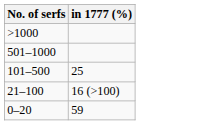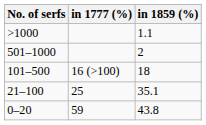+ column: (168, 14)
(77, 71) 25 -> (95, 71) 16 (>100)
(95, 91) 16 (>100) -> (77, 91) 25
